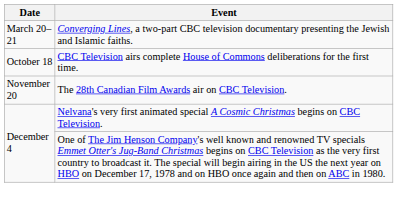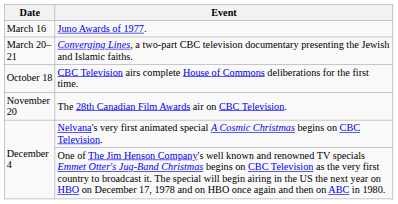+ row: (102, 28)
